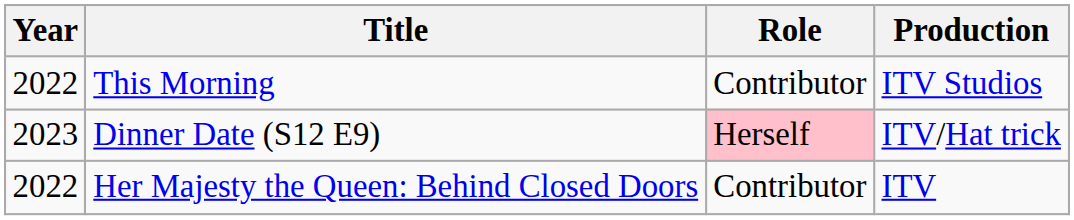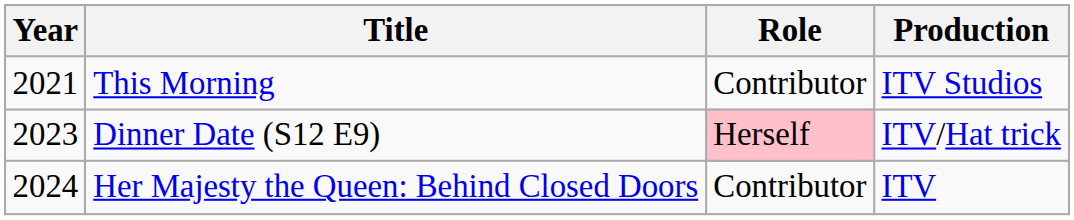(45, 82) 2022 -> (45, 82) 2021
(45, 186) 2022 -> (45, 186) 2024
